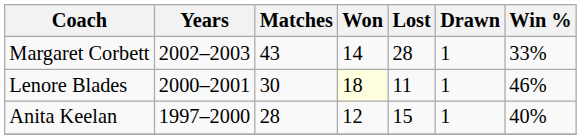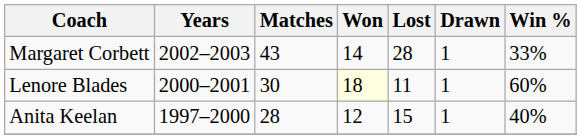(528, 85) 46% -> (528, 85) 60%
